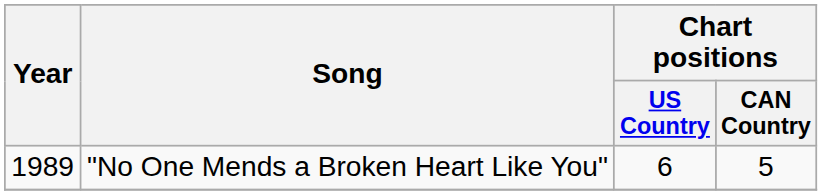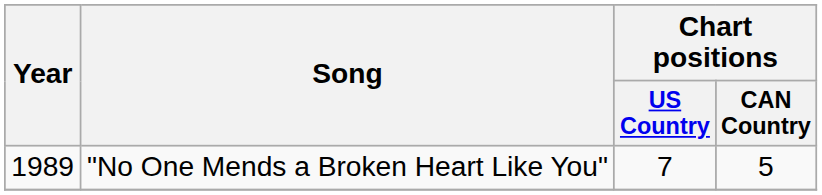(665, 167) 6 -> (665, 167) 7
